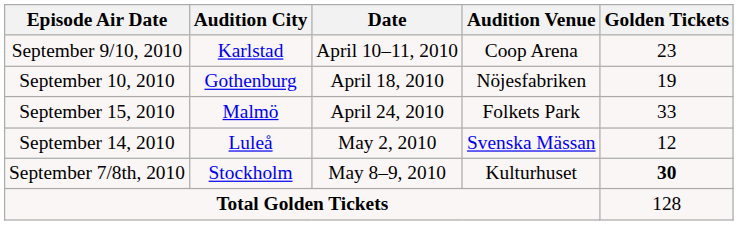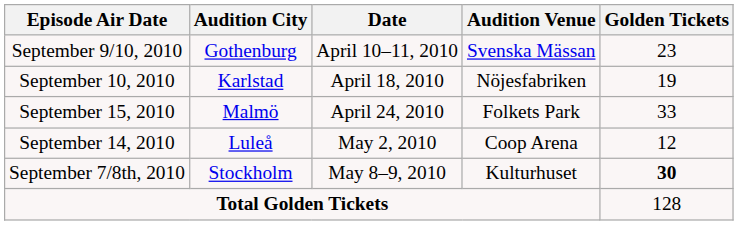(251, 50) Karlstad -> (251, 50) Gothenburg
(531, 50) Coop Arena -> (531, 50) Svenska Mässan
(251, 81) Gothenburg -> (251, 81) Karlstad
(531, 142) Svenska Mässan -> (531, 142) Coop Arena
